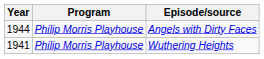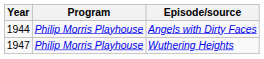(18, 45) 1941 -> (18, 45) 1947
